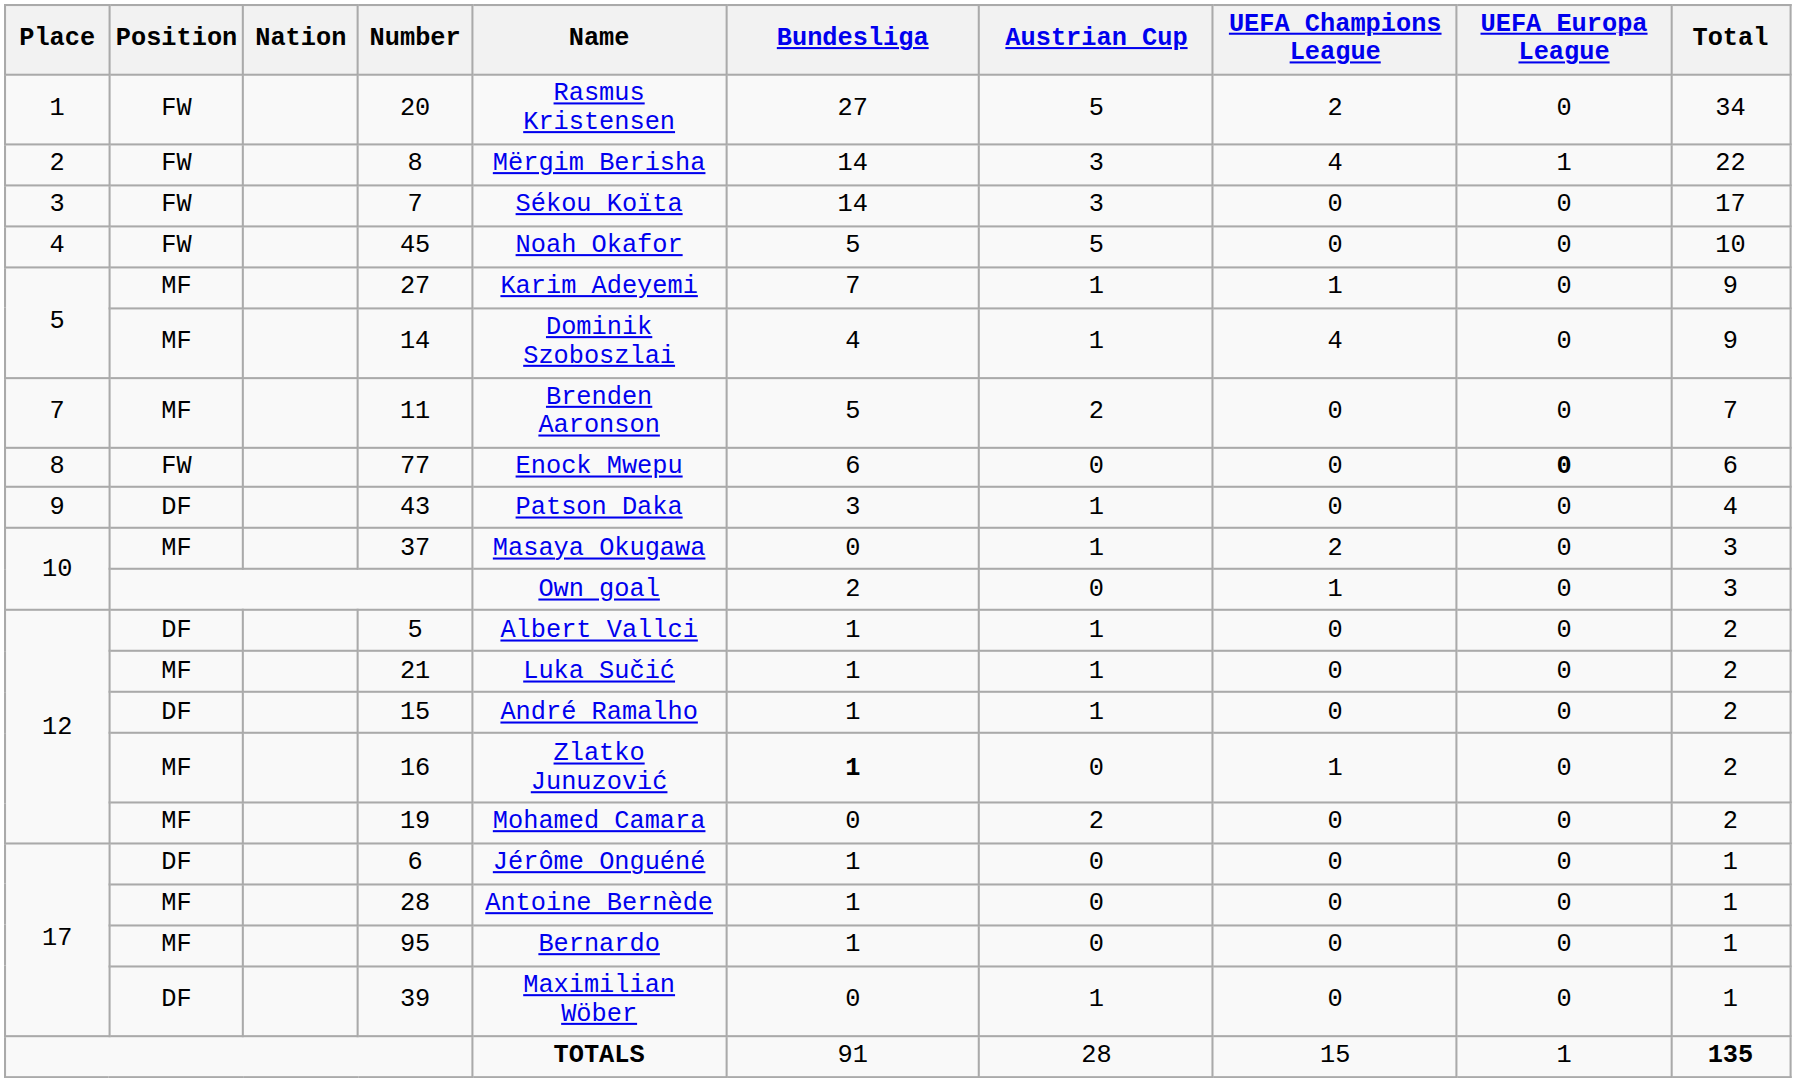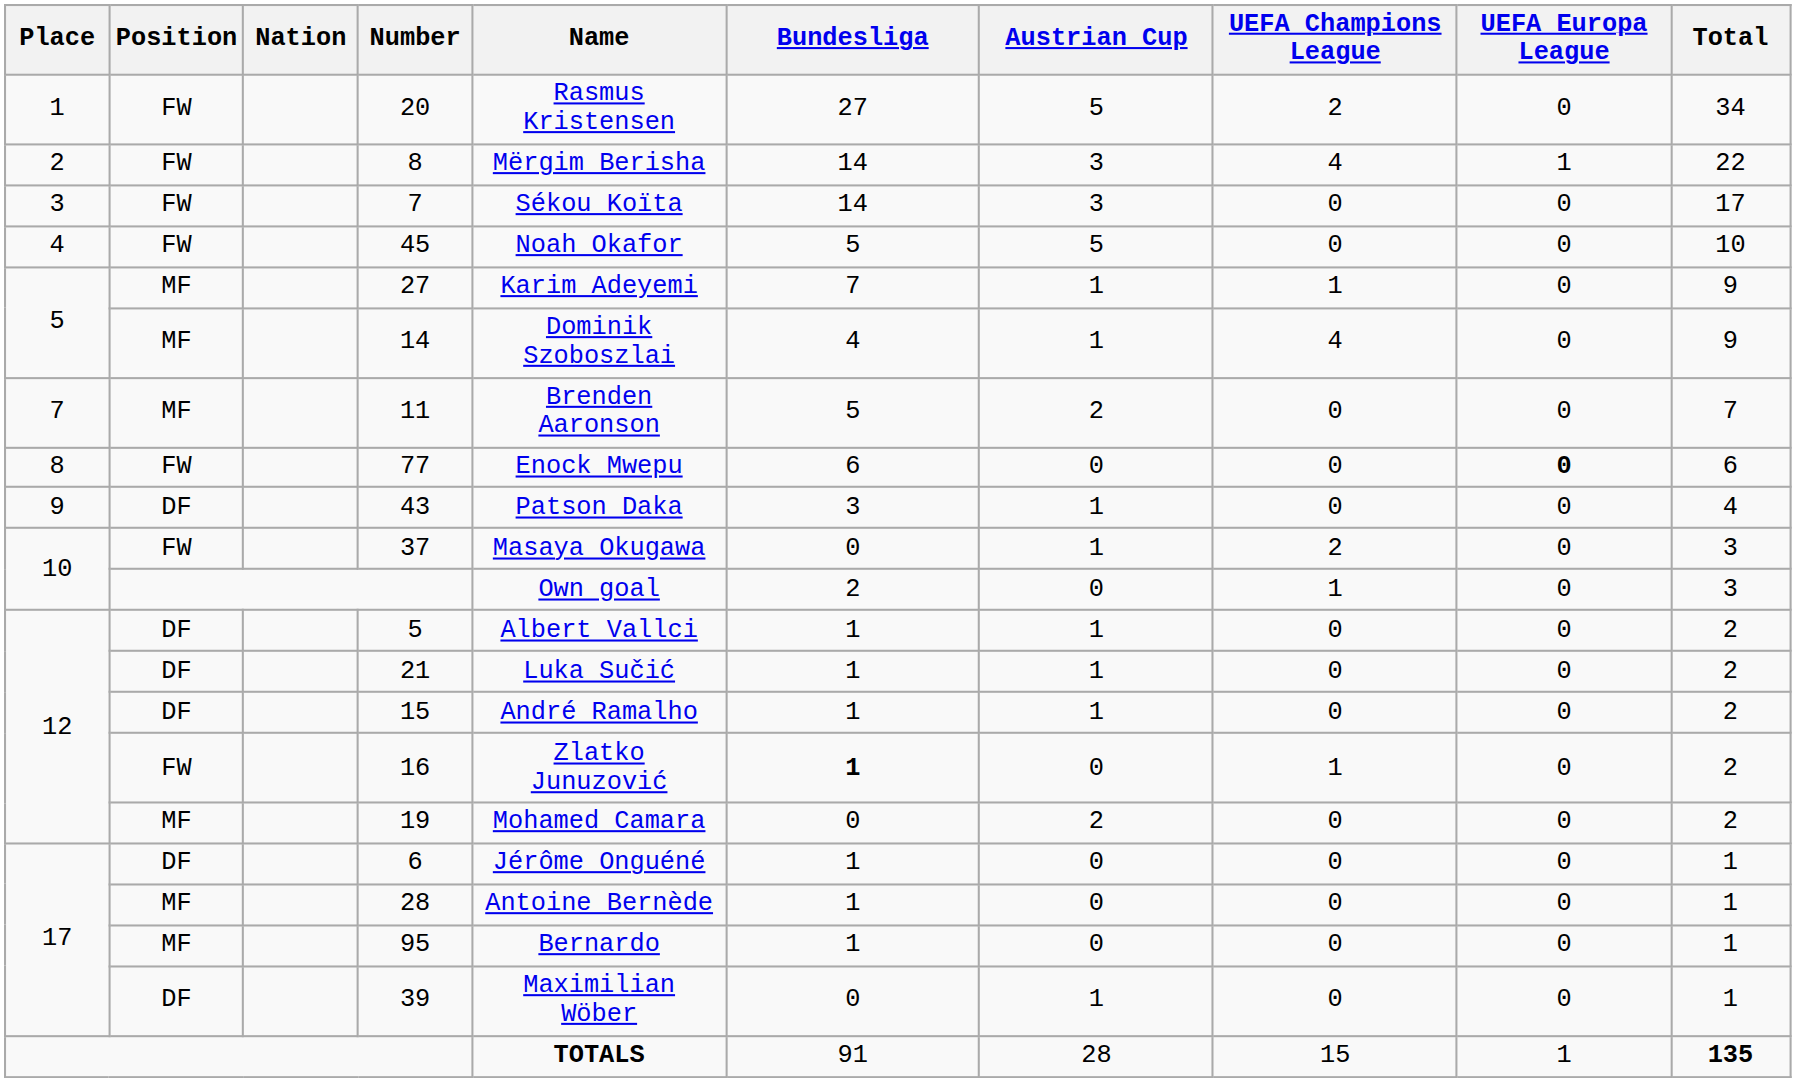(177, 549) MF -> (177, 549) FW
(177, 672) MF -> (177, 672) DF
(177, 768) MF -> (177, 768) FW
